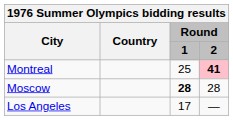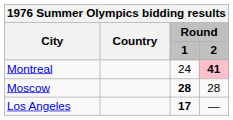(184, 69) 25 -> (184, 69) 24
(184, 106) normal -> (184, 106) bold
